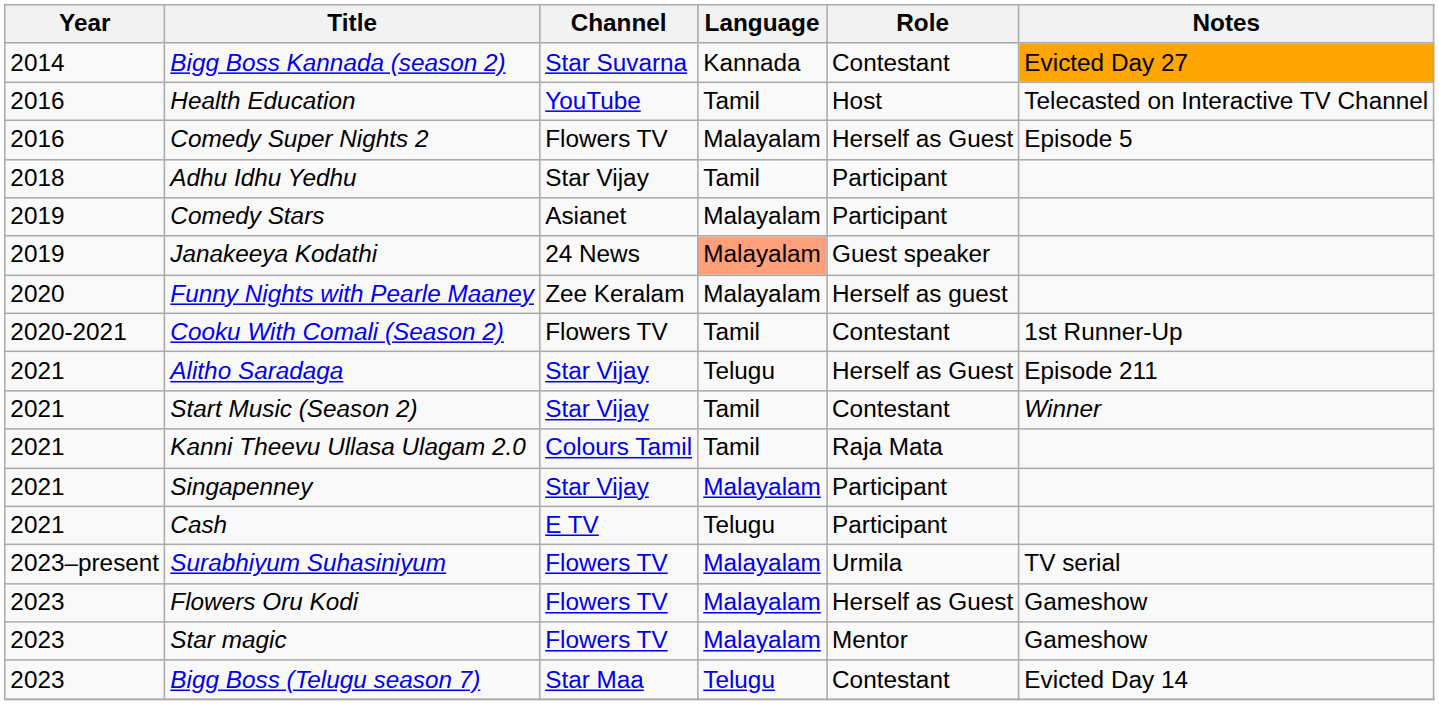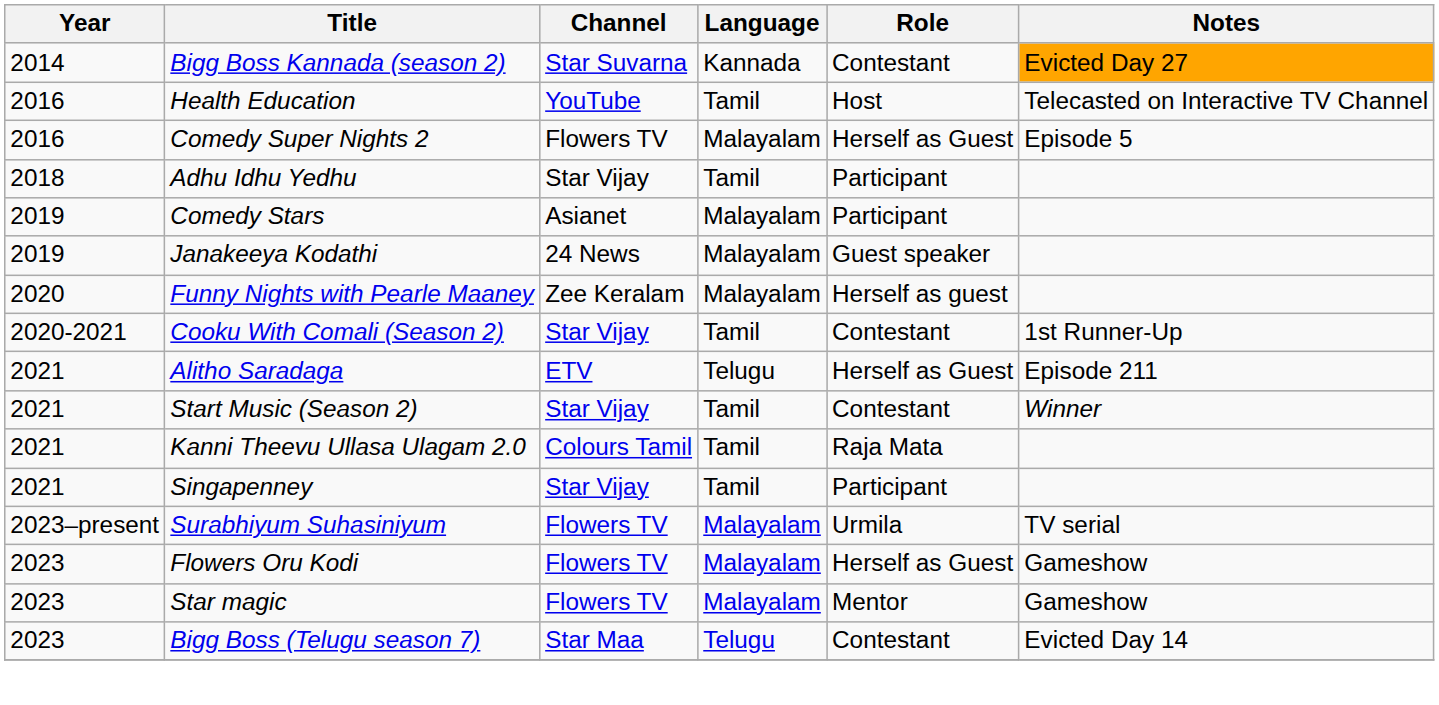(762, 255) lightsalmon background -> (762, 255) no background
(606, 332) Flowers TV -> (597, 332) Star Vijay
(597, 370) Star Vijay -> (569, 370) ETV
(762, 486) Malayalam -> (732, 486) Tamil
- row: (199, 525)
